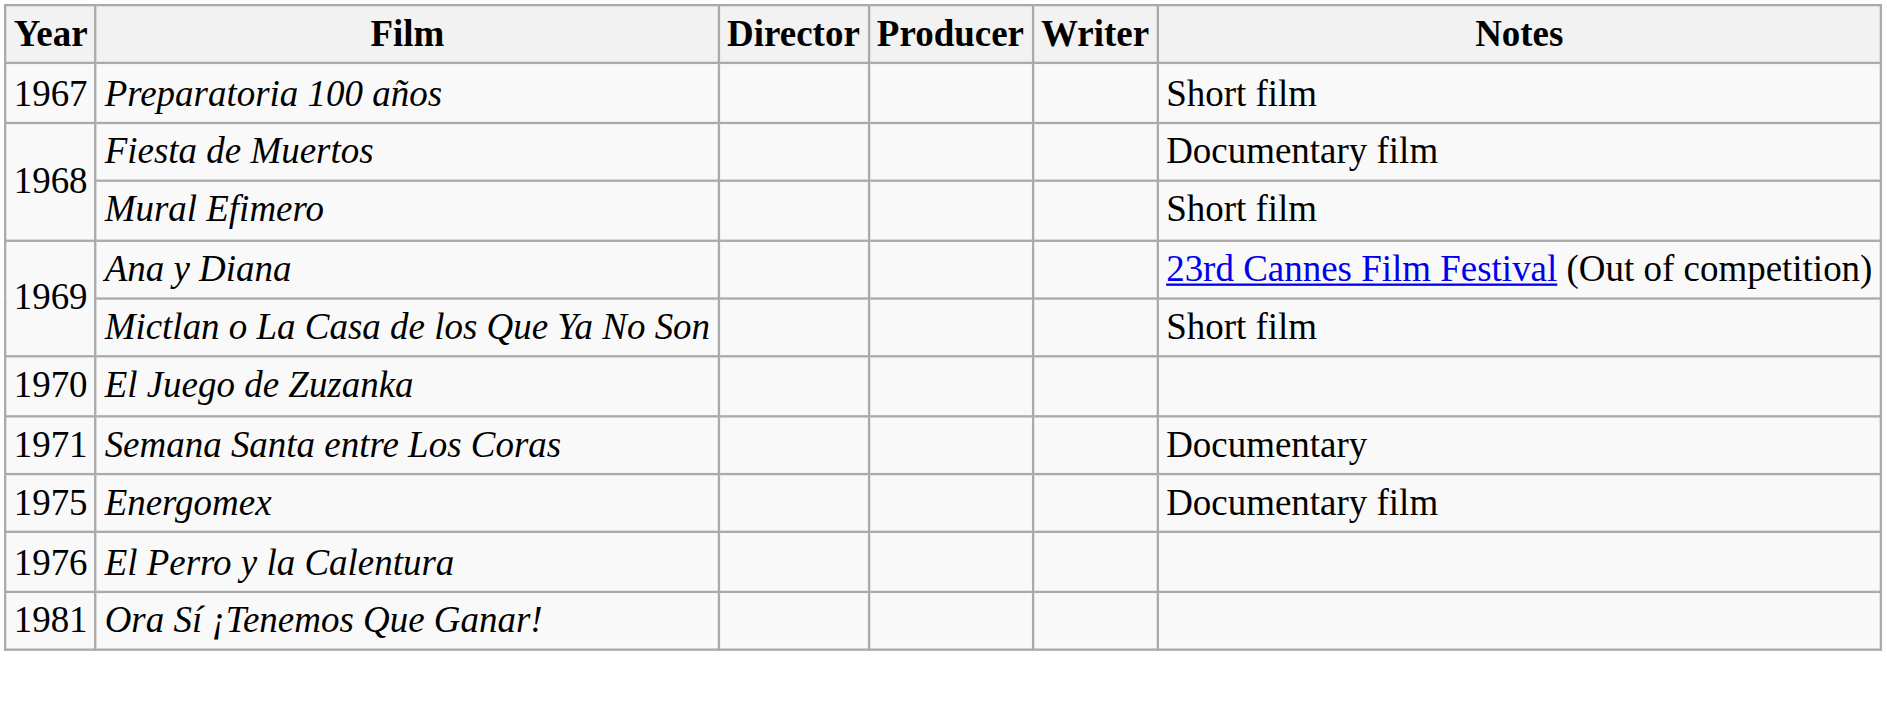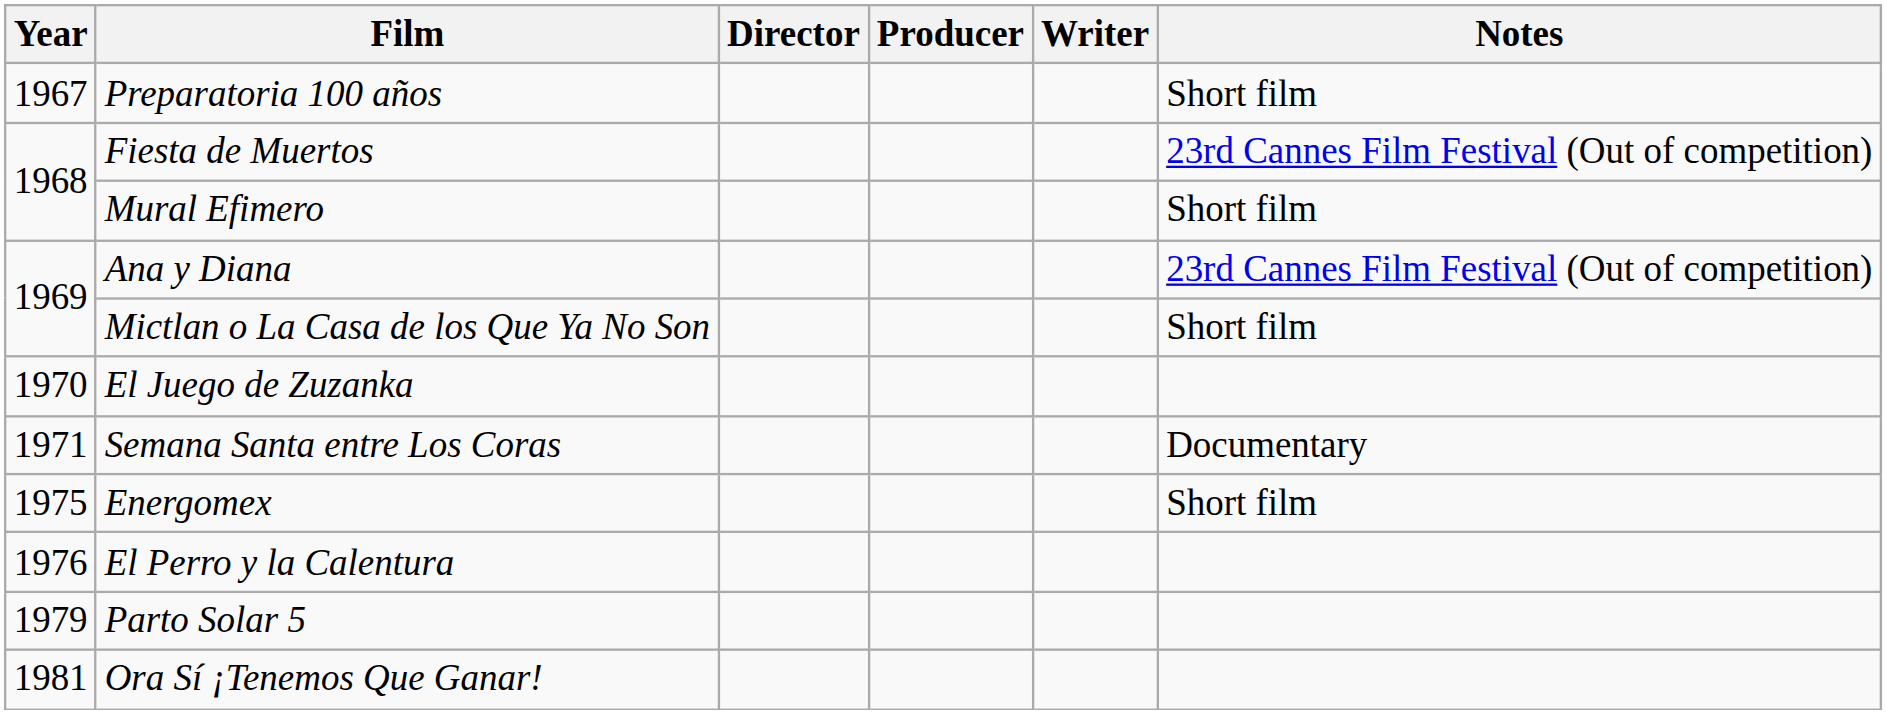(1302, 151) Documentary film -> (1519, 151) 23rd Cannes Film Festival (Out of competition)
(1302, 502) Documentary film -> (1242, 502) Short film
+ row: (205, 619)
